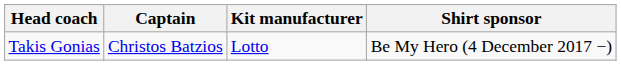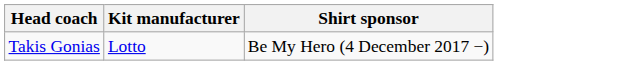- column: (165, 18)
